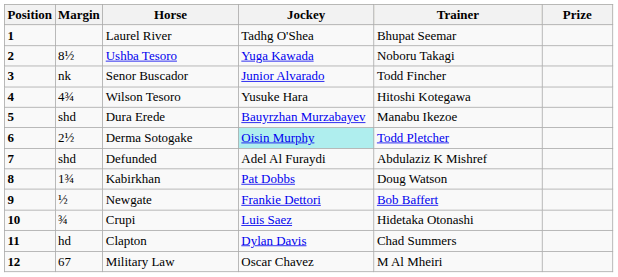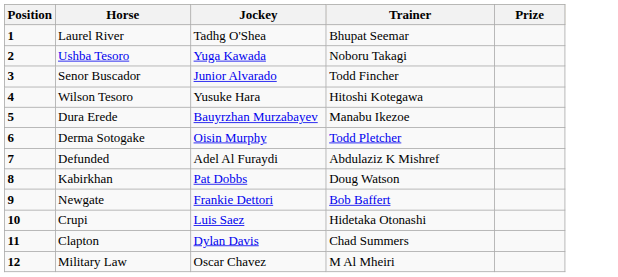- column: (79, 14)
(278, 138) paleturquoise background -> (230, 138) no background
